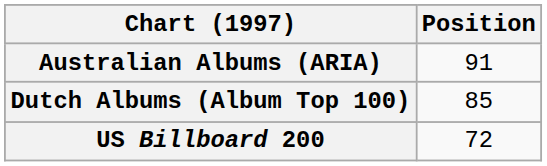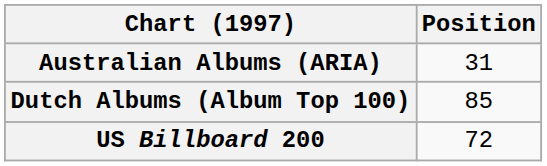(479, 63) 91 -> (479, 63) 31
